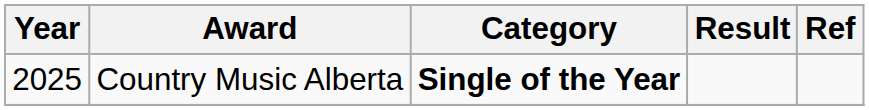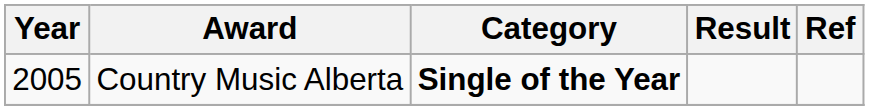(47, 79) 2025 -> (47, 79) 2005
